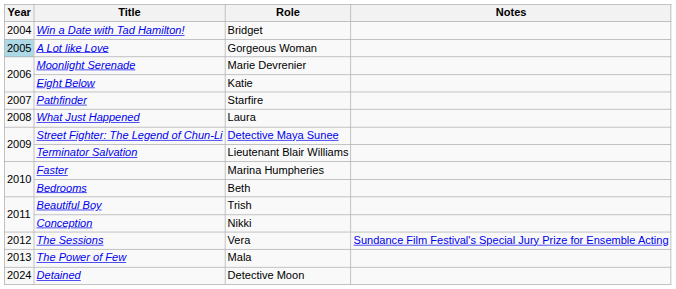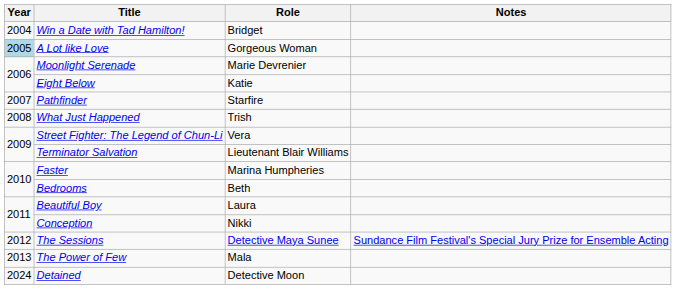(242, 118) Laura -> (240, 118) Trish
(283, 135) Detective Maya Sunee -> (239, 135) Vera
(240, 205) Trish -> (242, 205) Laura
(239, 240) Vera -> (283, 240) Detective Maya Sunee
